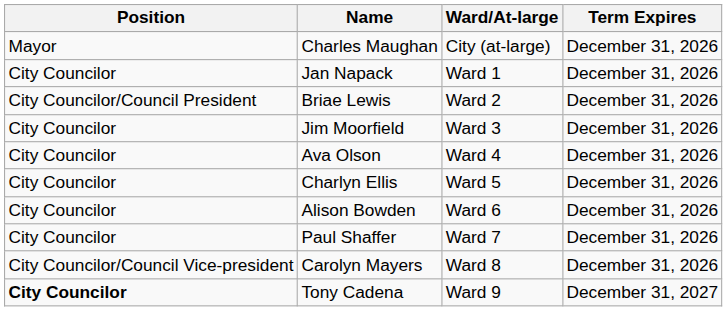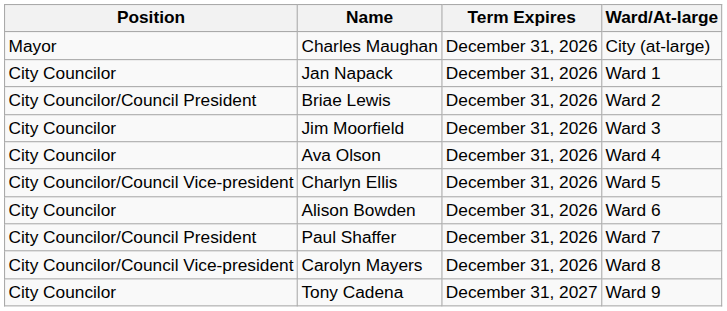columns swapped: (502, 18) <-> (642, 18)
(62, 182) City Councilor -> (151, 182) City Councilor/Council Vice-president
(62, 237) City Councilor -> (132, 237) City Councilor/Council President
(68, 292) bold -> (62, 292) normal
